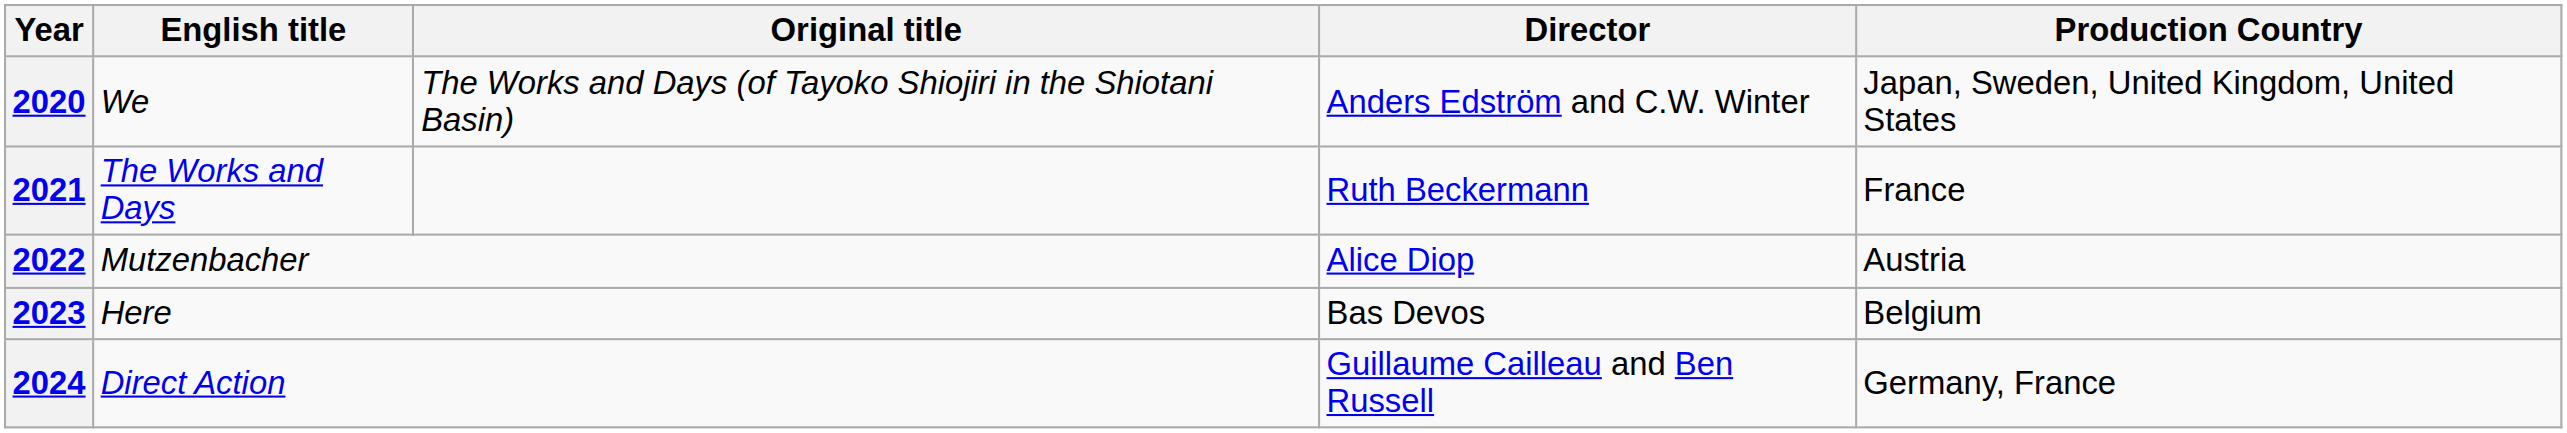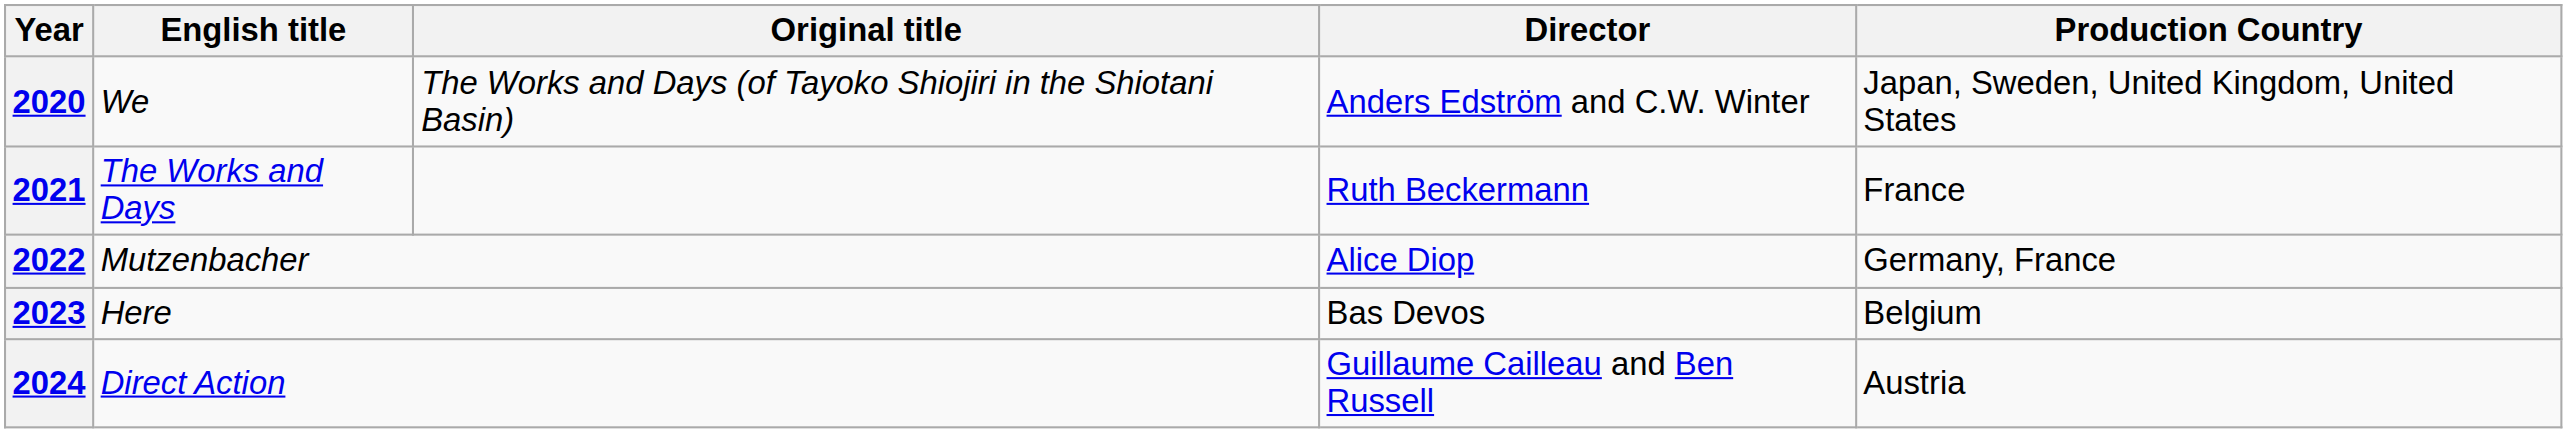(1914, 260) Austria -> (1990, 260) Germany, France
(1990, 382) Germany, France -> (1914, 382) Austria
